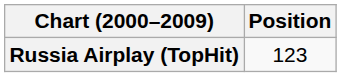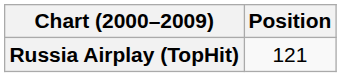(290, 54) 123 -> (290, 54) 121
